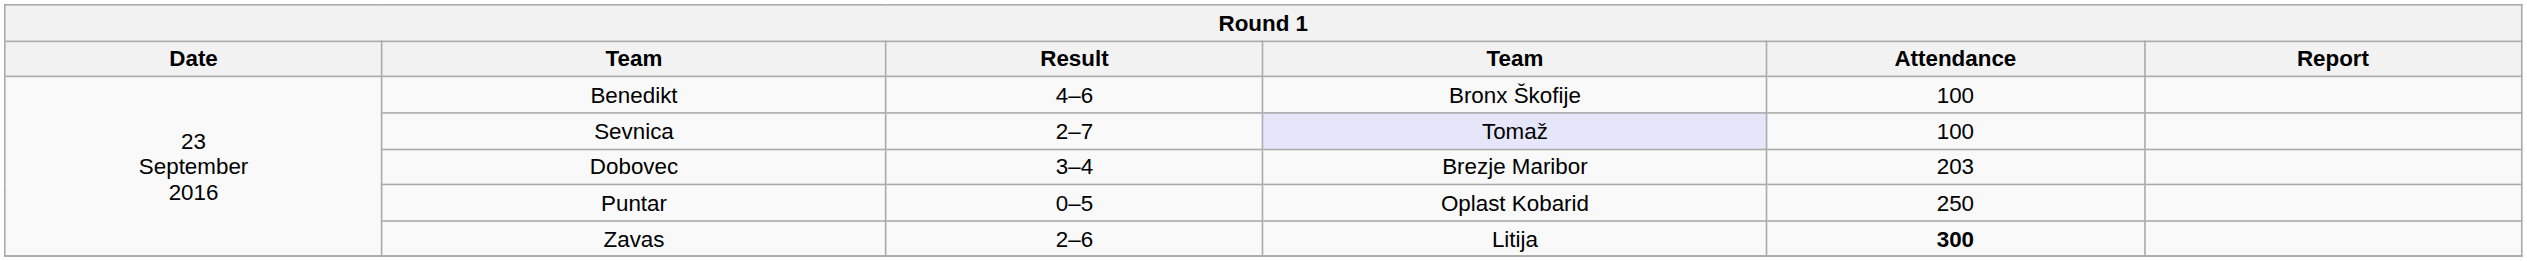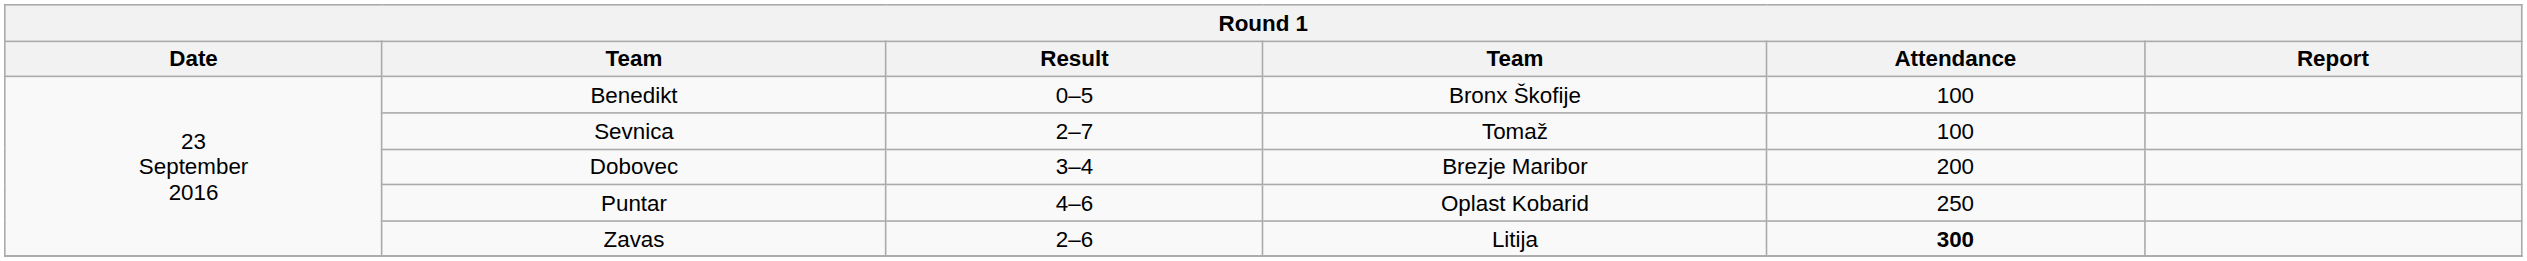(1074, 95) 4–6 -> (1074, 95) 0–5
(1515, 131) lavender background -> (1515, 131) no background
(1955, 167) 203 -> (1955, 167) 200
(1074, 203) 0–5 -> (1074, 203) 4–6
